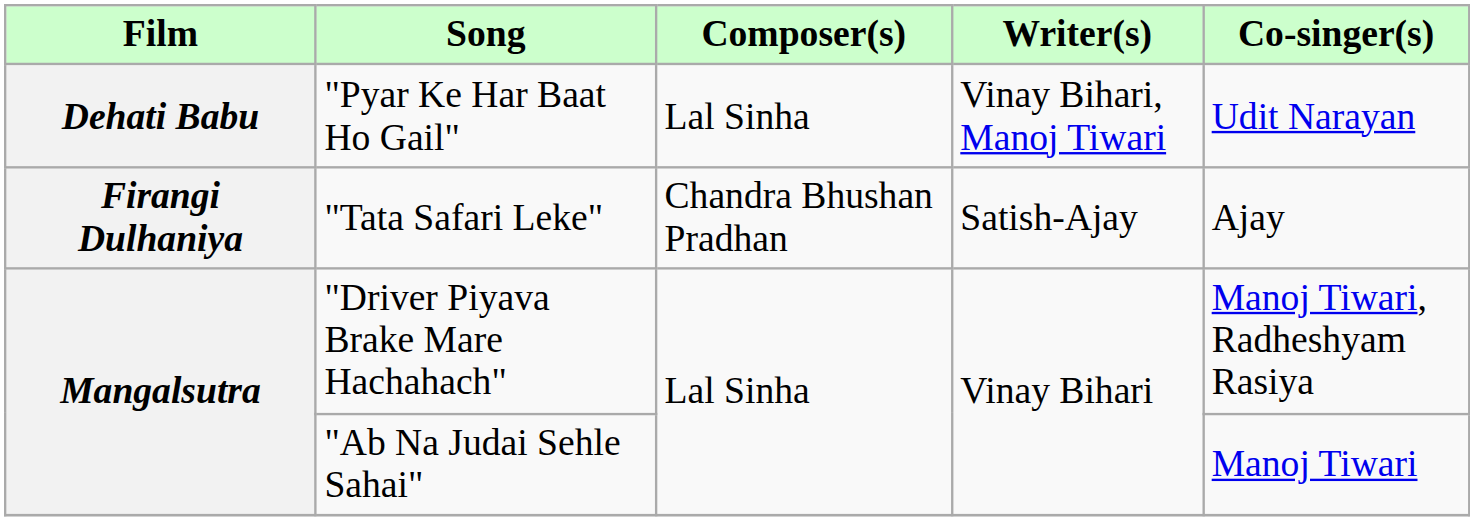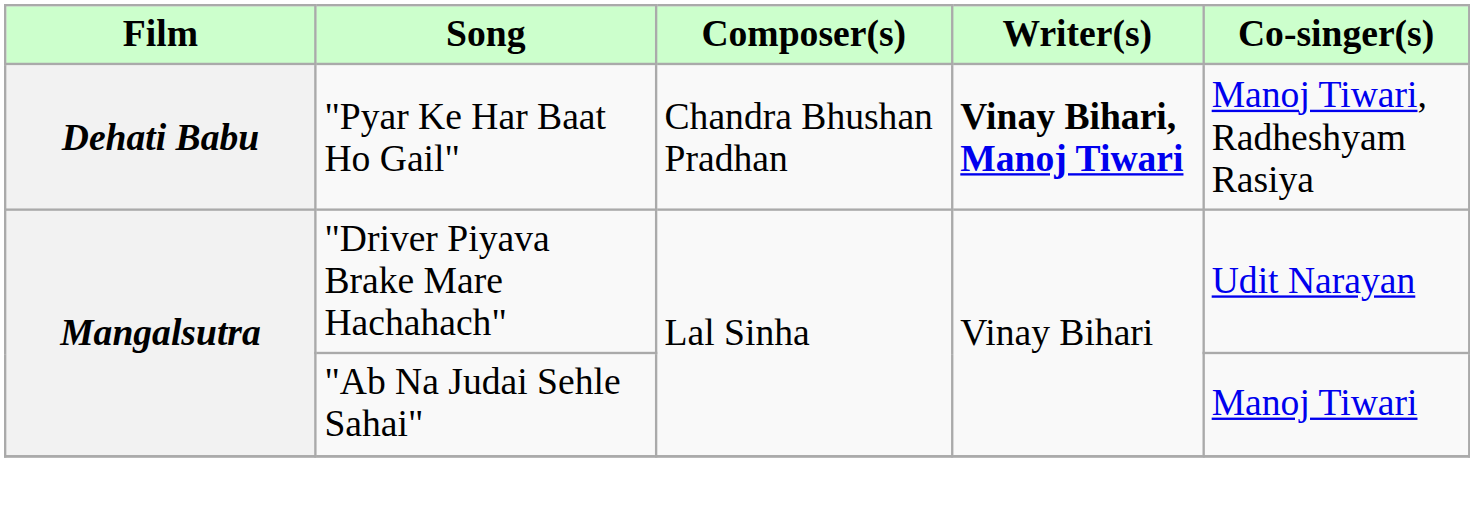(737, 115) Lal Sinha -> (799, 136) Chandra Bhushan Pradhan
(1063, 115) normal -> (1072, 136) bold
(1313, 115) Udit Narayan -> (1319, 136) Manoj Tiwari, Radheshyam Rasiya
- row: (464, 217)
(1319, 340) Manoj Tiwari, Radheshyam Rasiya -> (1313, 280) Udit Narayan
